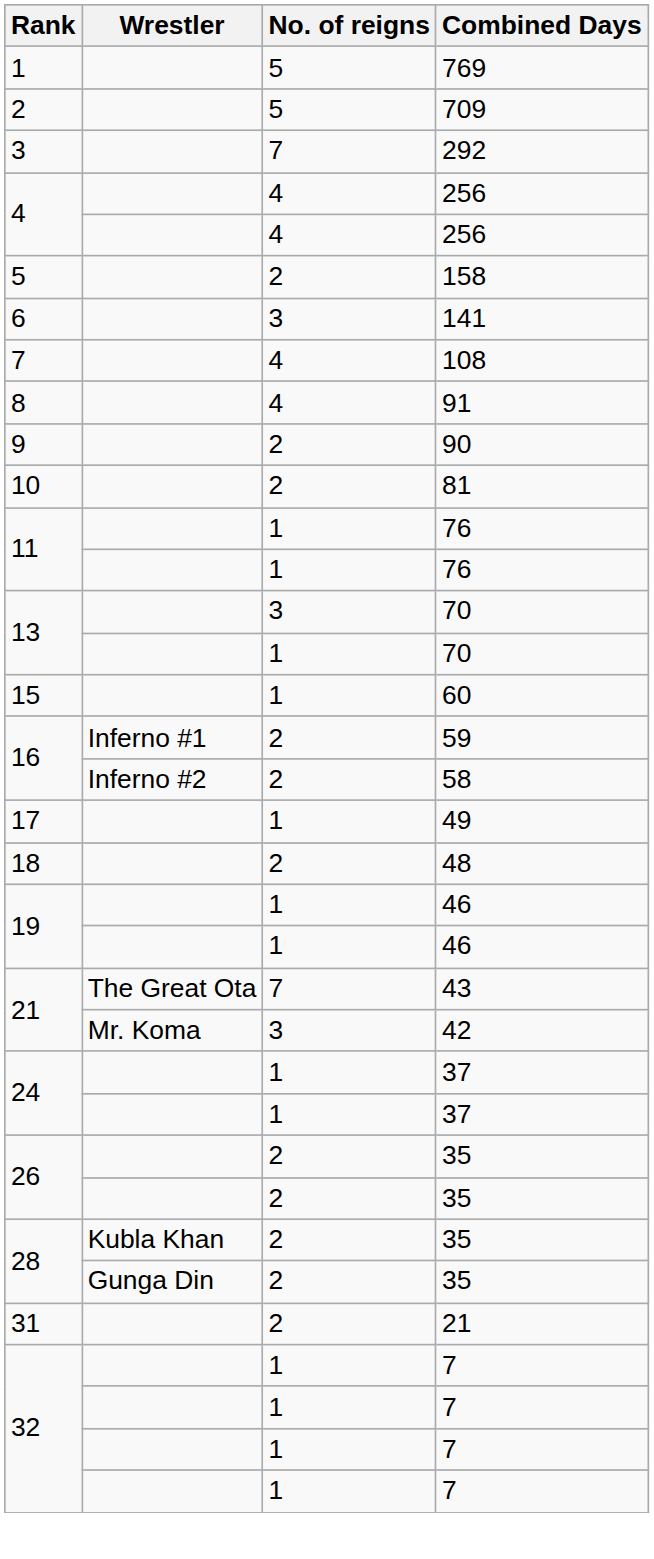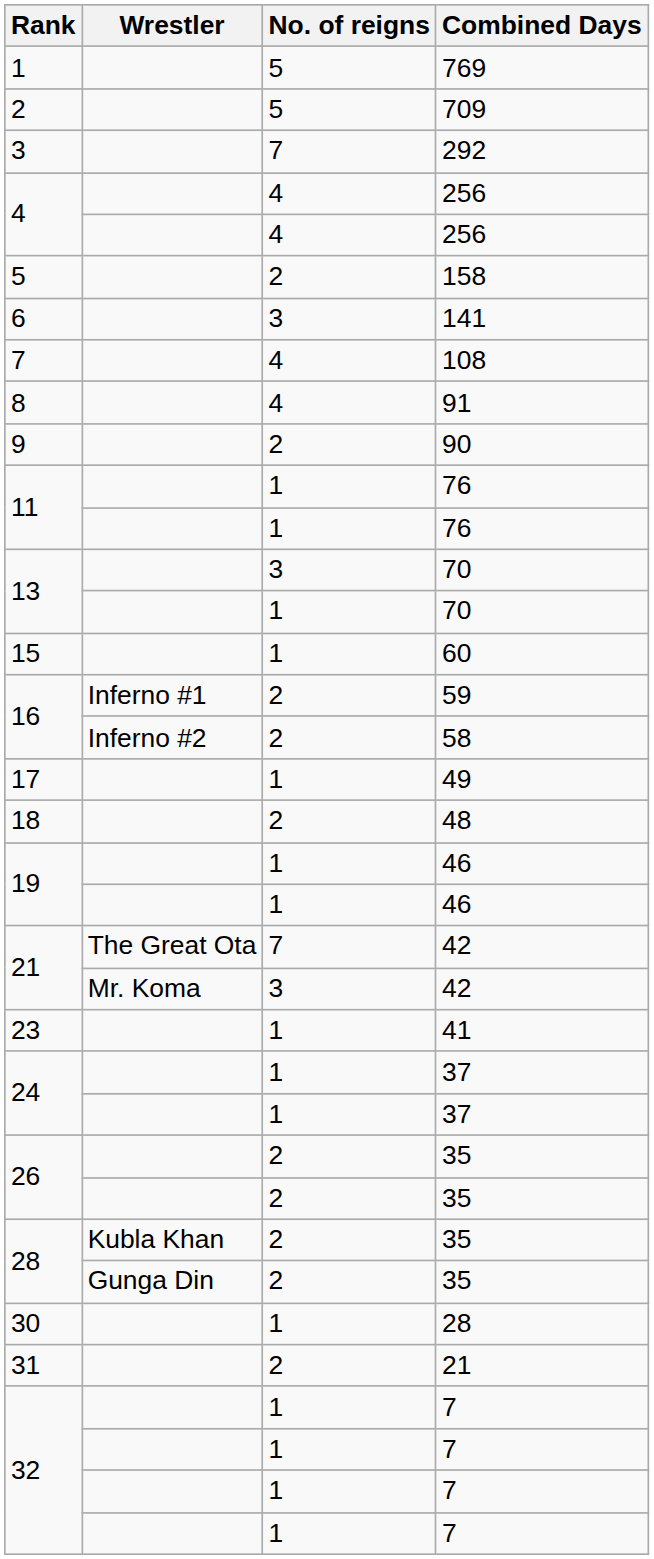- row: (26, 485)
(457, 988) 43 -> (457, 946) 42
+ row: (26, 1030)
+ row: (26, 1323)
